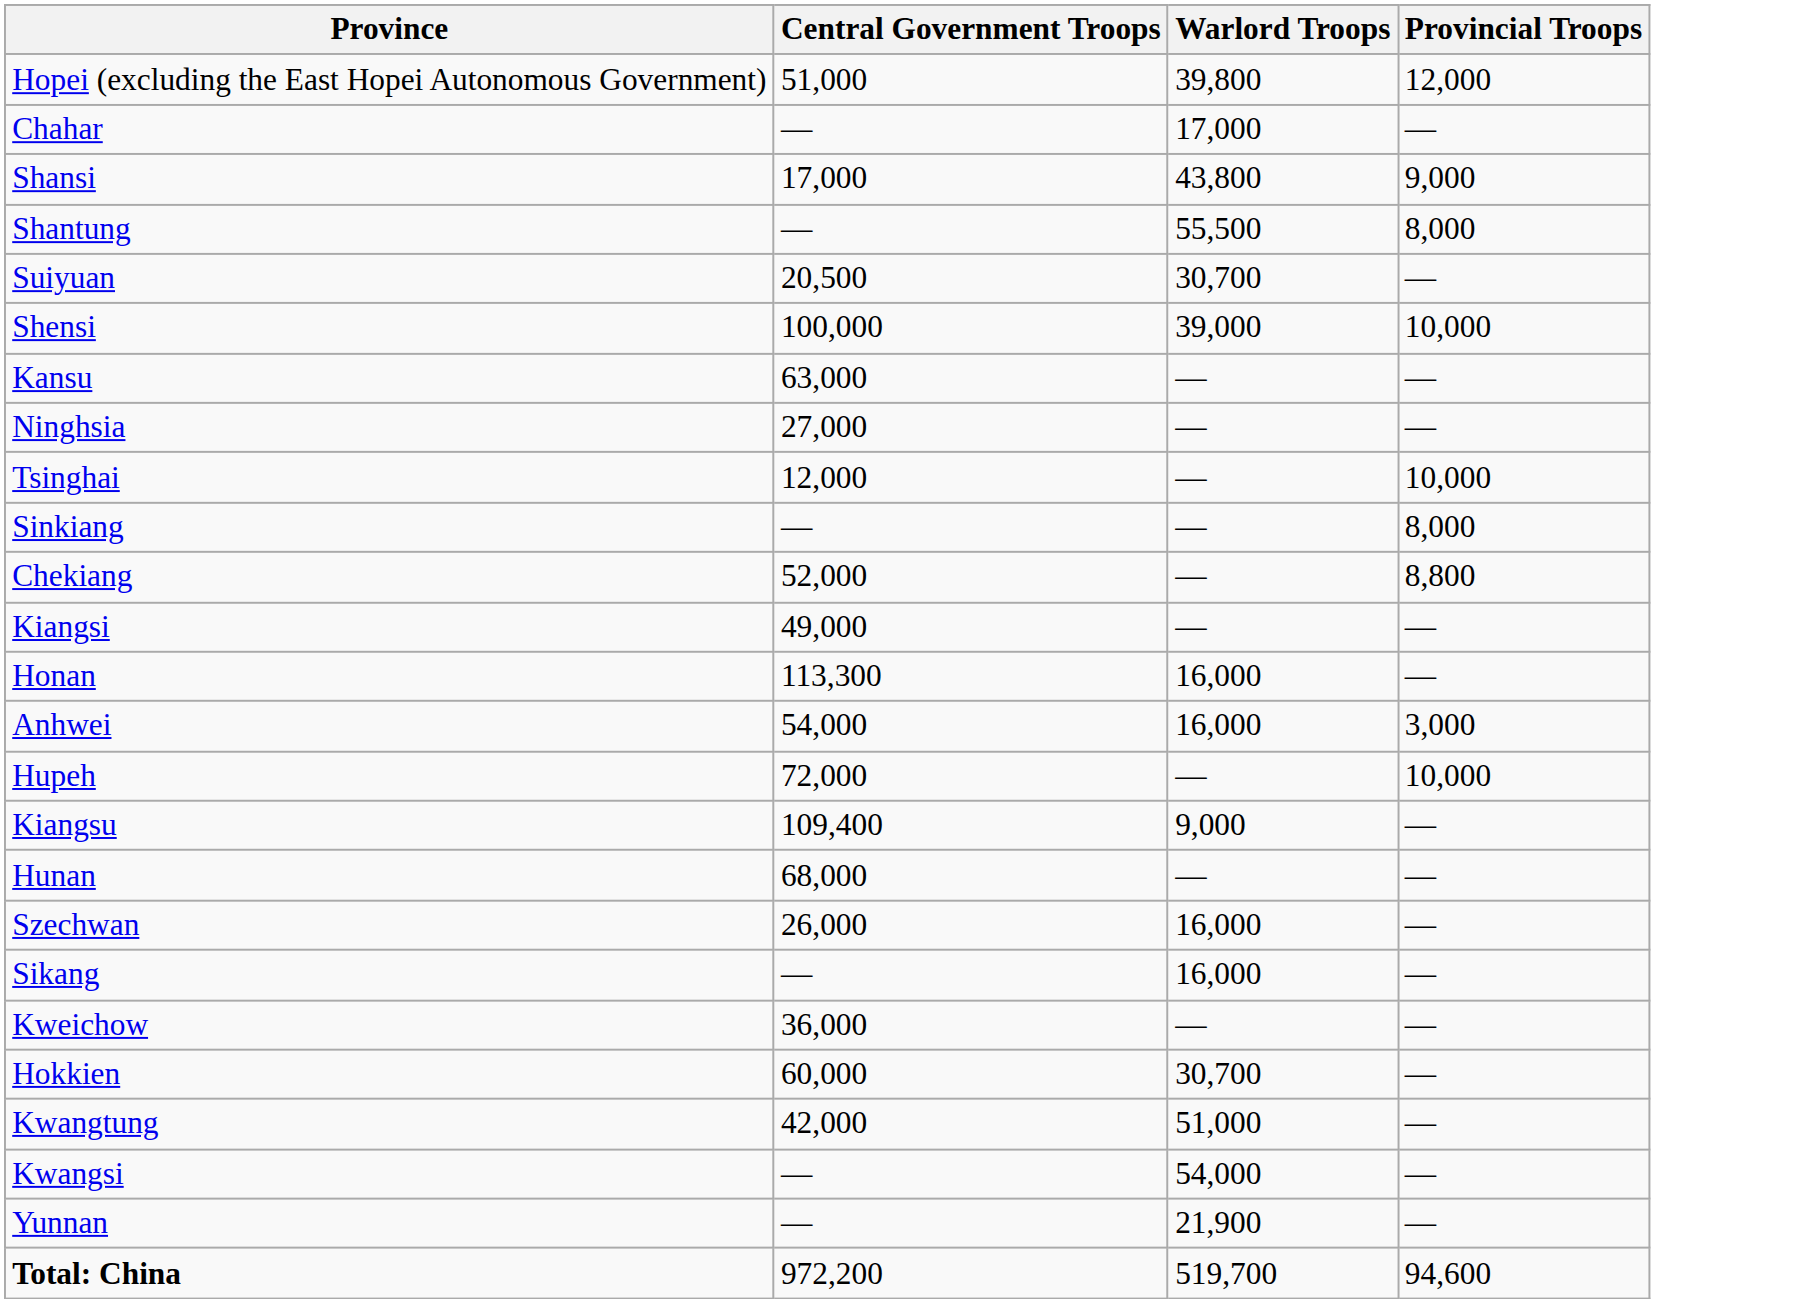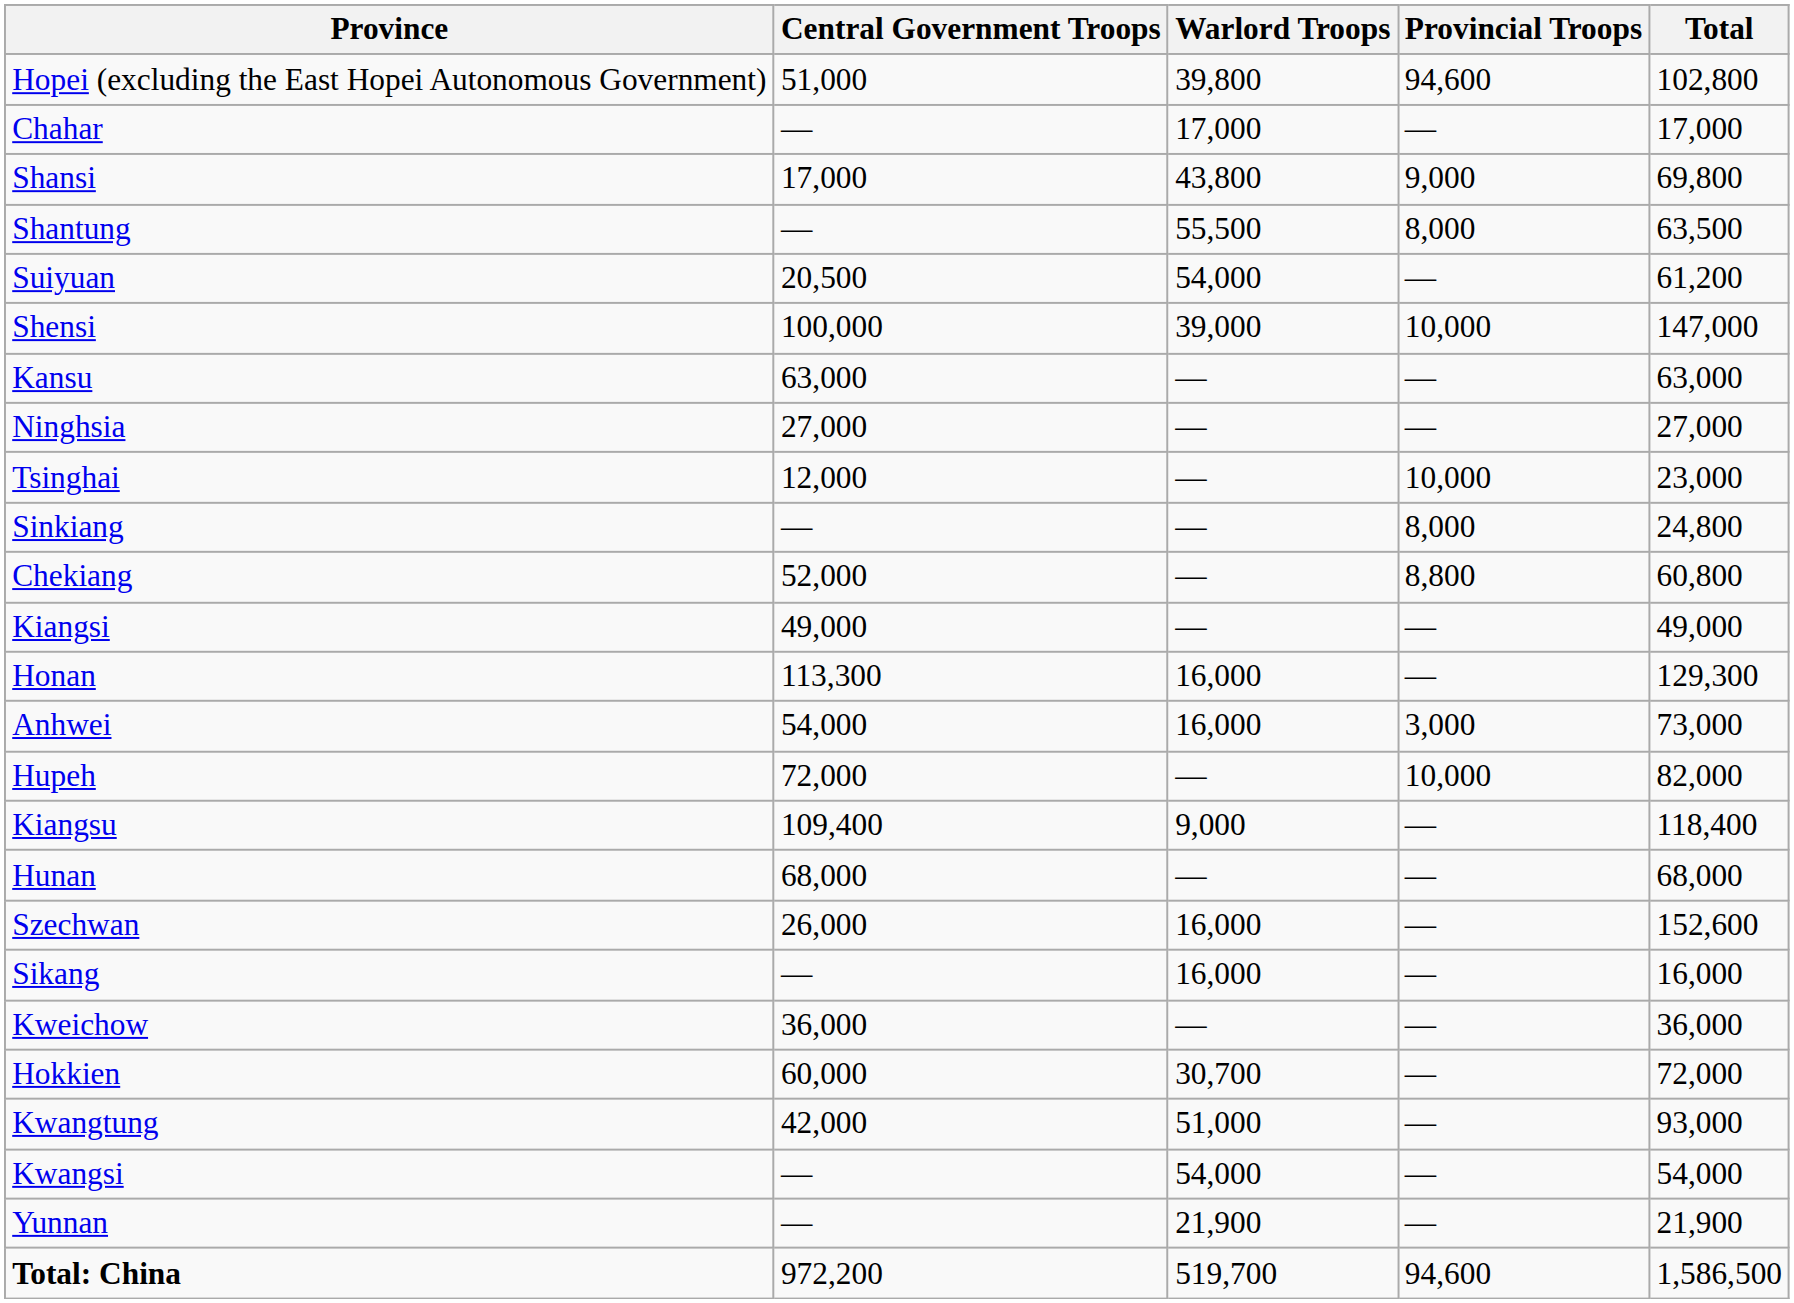+ column: (1719, 29)
(1448, 79) 12,000 -> (1448, 79) 94,600
(1218, 278) 30,700 -> (1218, 278) 54,000
